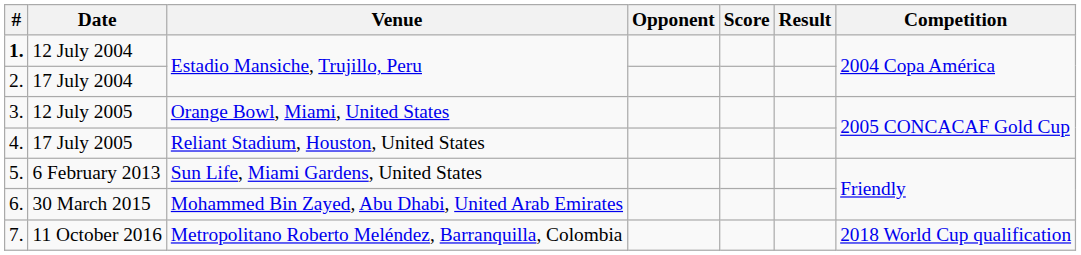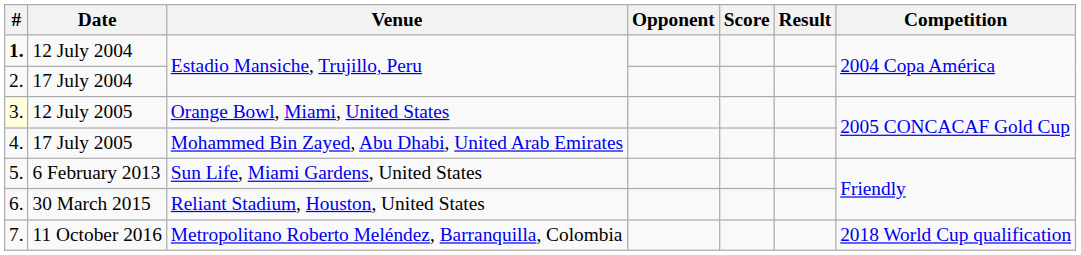(16, 111) no background -> (16, 111) lightyellow background
(328, 142) Reliant Stadium, Houston, United States -> (397, 142) Mohammed Bin Zayed, Abu Dhabi, United Arab Emirates
(397, 204) Mohammed Bin Zayed, Abu Dhabi, United Arab Emirates -> (328, 204) Reliant Stadium, Houston, United States
